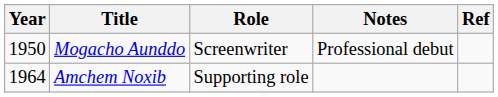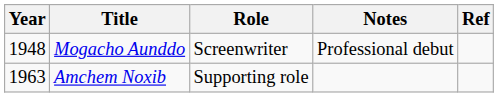(27, 48) 1950 -> (27, 48) 1948
(27, 77) 1964 -> (27, 77) 1963
